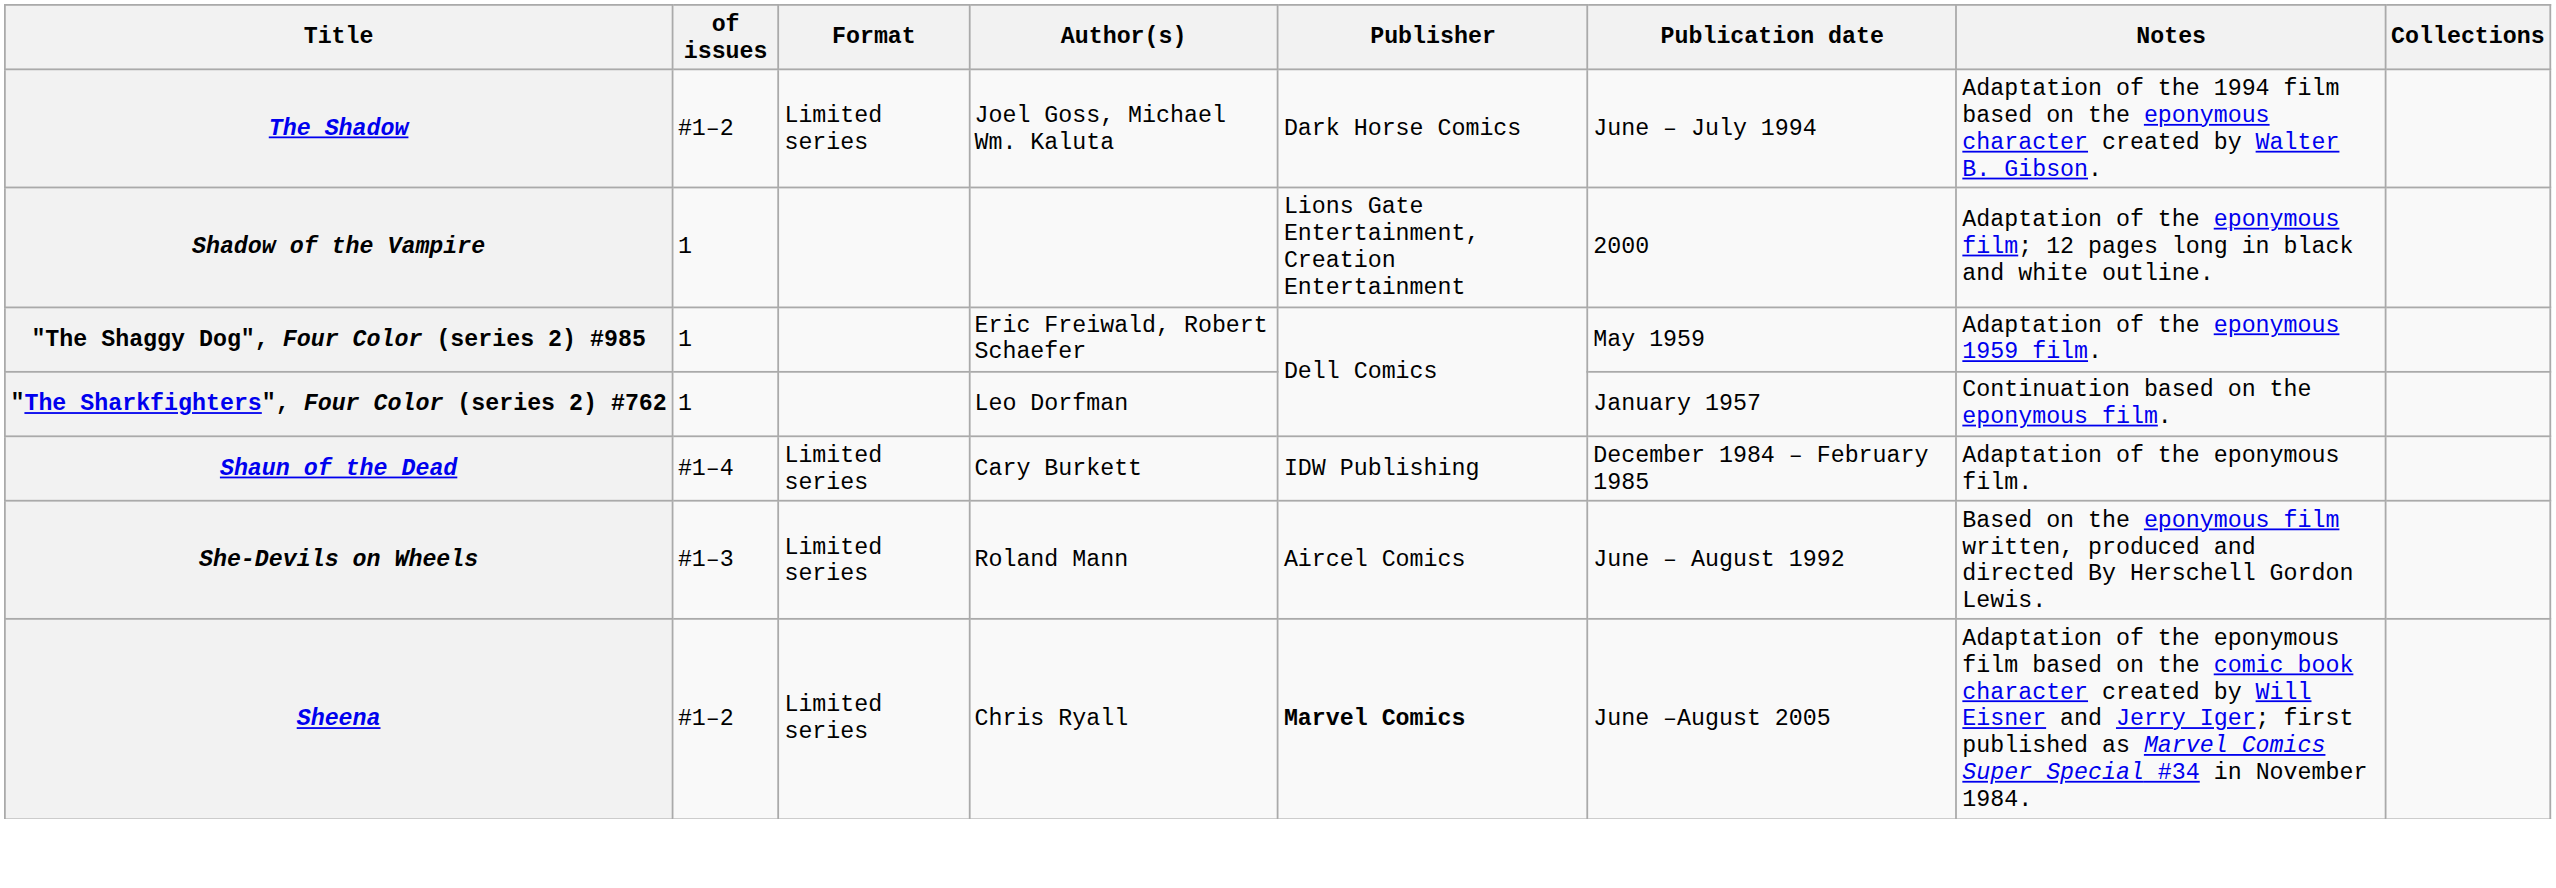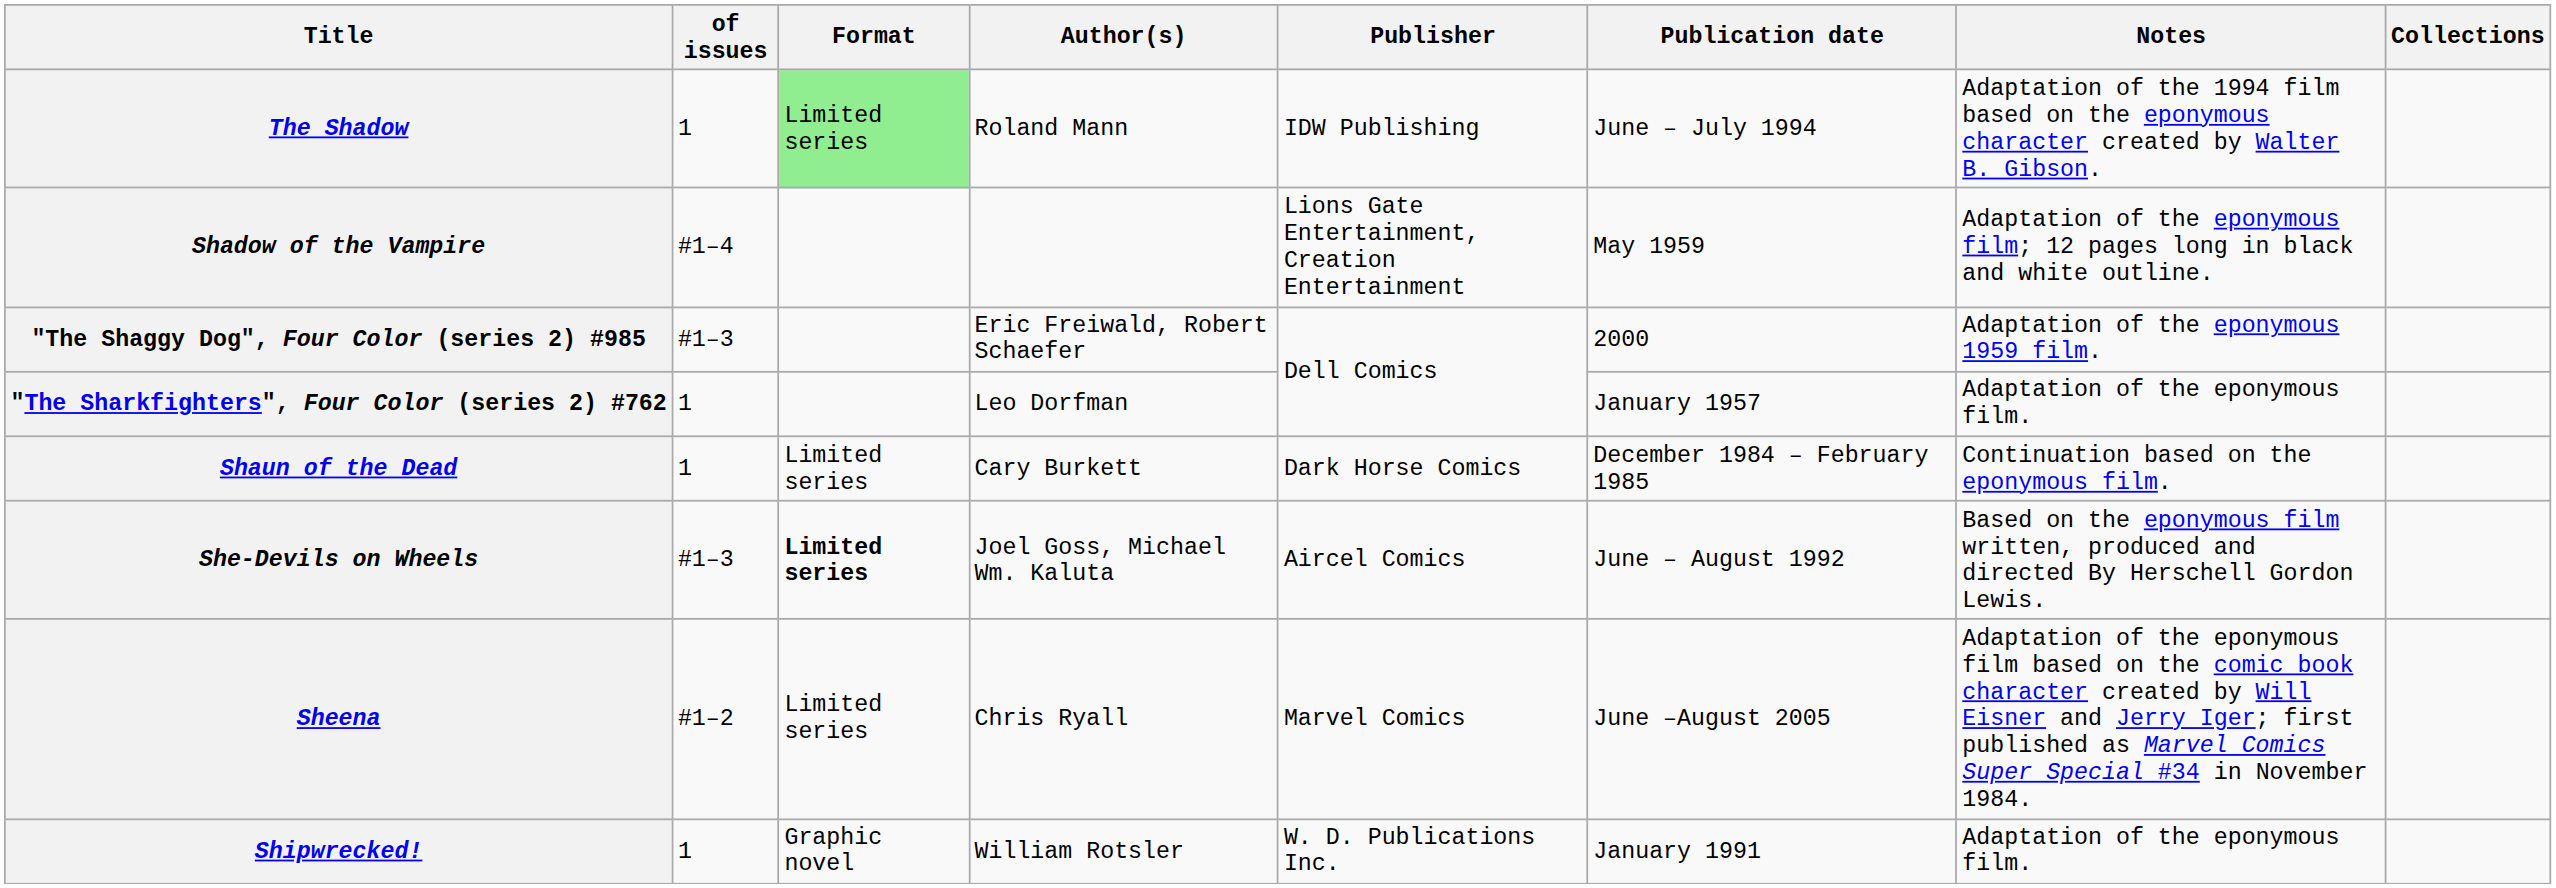(706, 129) #1–2 -> (685, 129) 1
(833, 129) no background -> (833, 129) lightgreen background
(1100, 129) Joel Goss, Michael Wm. Kaluta -> (1051, 129) Roland Mann
(1403, 129) Dark Horse Comics -> (1382, 129) IDW Publishing
(685, 247) 1 -> (706, 247) #1–4
(1621, 247) 2000 -> (1649, 247) May 1959
(685, 339) 1 -> (706, 339) #1–3
(1649, 339) May 1959 -> (1621, 339) 2000
(2137, 404) Continuation based on the eponymous film. -> (2151, 404) Adaptation of the eponymous film.
(706, 469) #1–4 -> (685, 469) 1
(1382, 469) IDW Publishing -> (1403, 469) Dark Horse Comics
(2151, 469) Adaptation of the eponymous film. -> (2137, 469) Continuation based on the eponymous film.
(833, 560) normal -> (833, 560) bold
(1051, 560) Roland Mann -> (1100, 560) Joel Goss, Michael Wm. Kaluta
(1375, 719) bold -> (1375, 719) normal
+ row: (339, 851)
